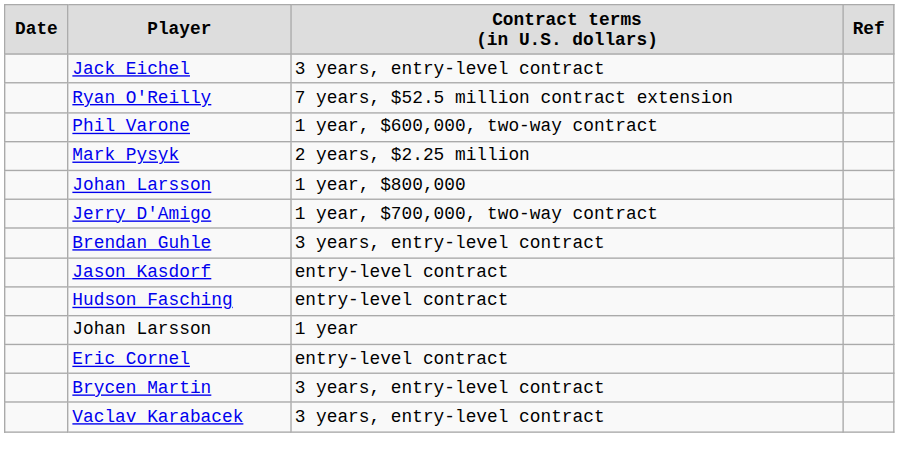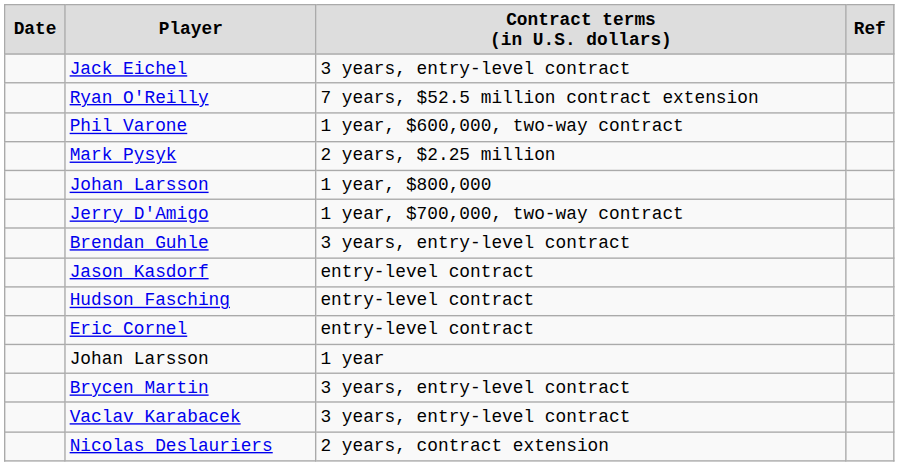rows swapped: (131, 359) <-> (142, 330)
+ row: (171, 446)
